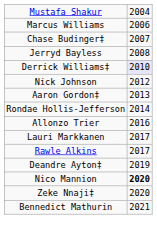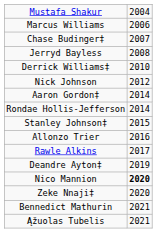(140, 67) lavender background -> (140, 67) no background
(140, 95) 2013 -> (140, 95) 2014
+ row: (66, 123)
- row: (66, 137)
+ row: (66, 221)
